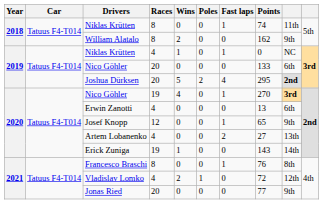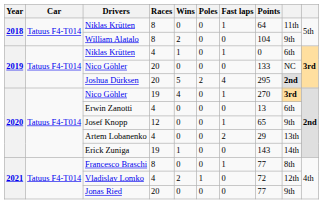(262, 24) 74 -> (262, 24) 64
(264, 38) 162 -> (264, 38) 104
(290, 52) NC -> (289, 52) 6th
(289, 66) 6th -> (290, 66) NC
(262, 136) 27 -> (262, 136) 29
(262, 164) 76 -> (262, 164) 77
